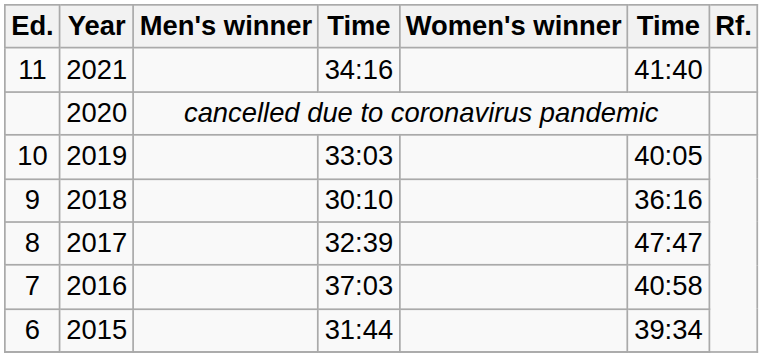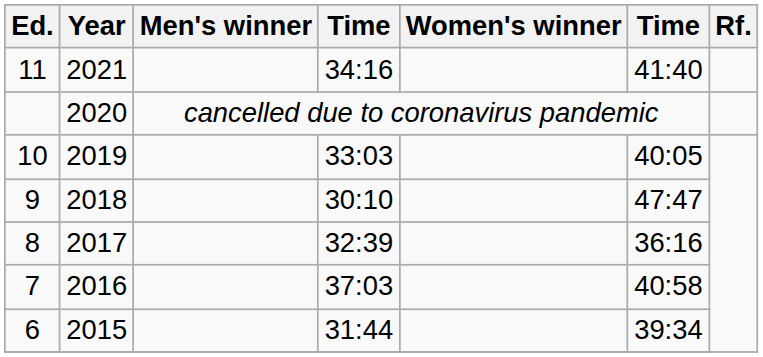(668, 199) 36:16 -> (668, 199) 47:47
(668, 243) 47:47 -> (668, 243) 36:16
